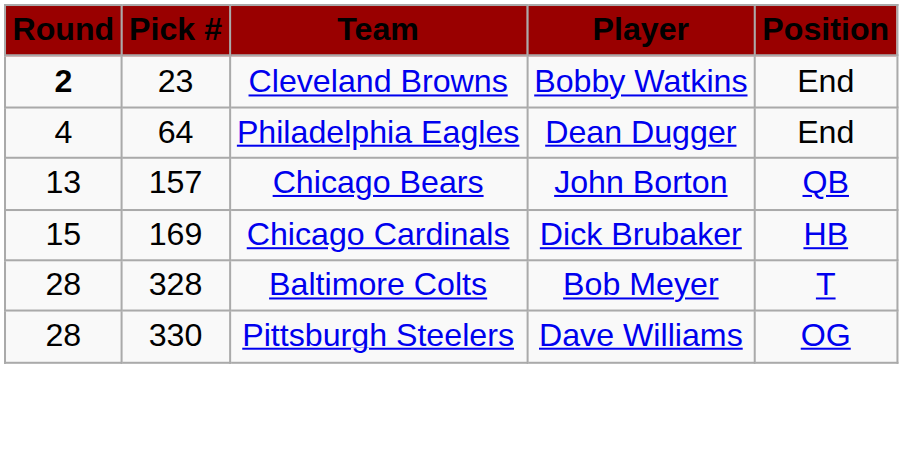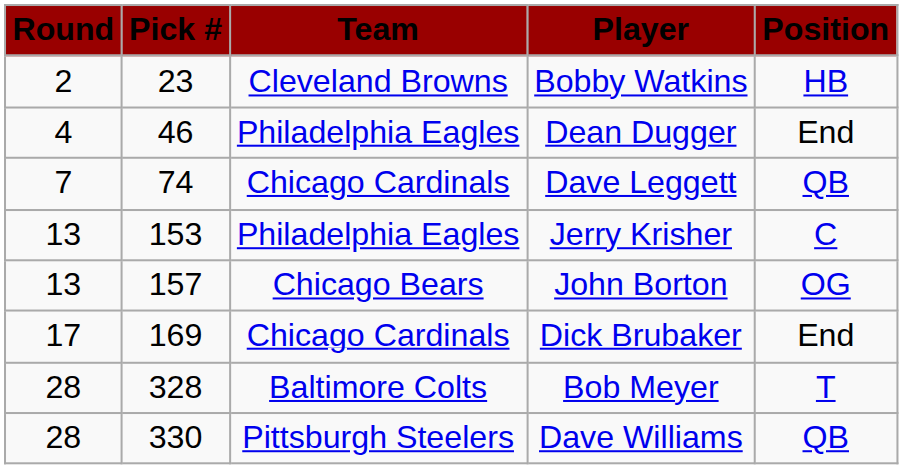(63, 81) bold -> (63, 81) normal
(826, 81) End -> (826, 81) HB
(176, 132) 64 -> (176, 132) 46
+ row: (641, 183)
+ row: (641, 234)
(826, 183) QB -> (826, 285) OG
(63, 234) 15 -> (63, 336) 17
(826, 234) HB -> (826, 336) End
(826, 336) OG -> (826, 438) QB
